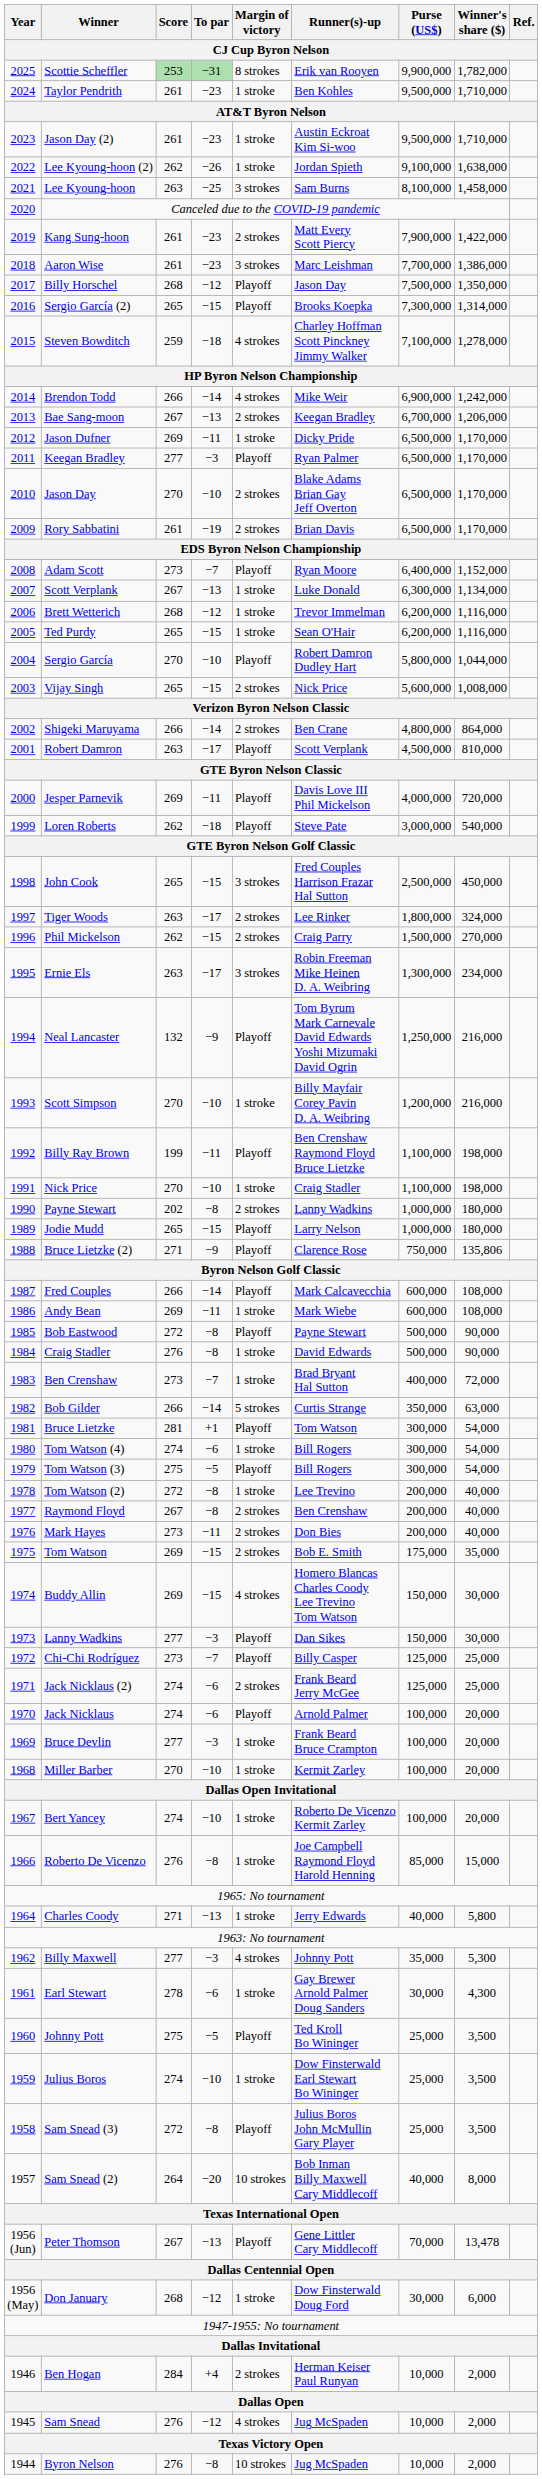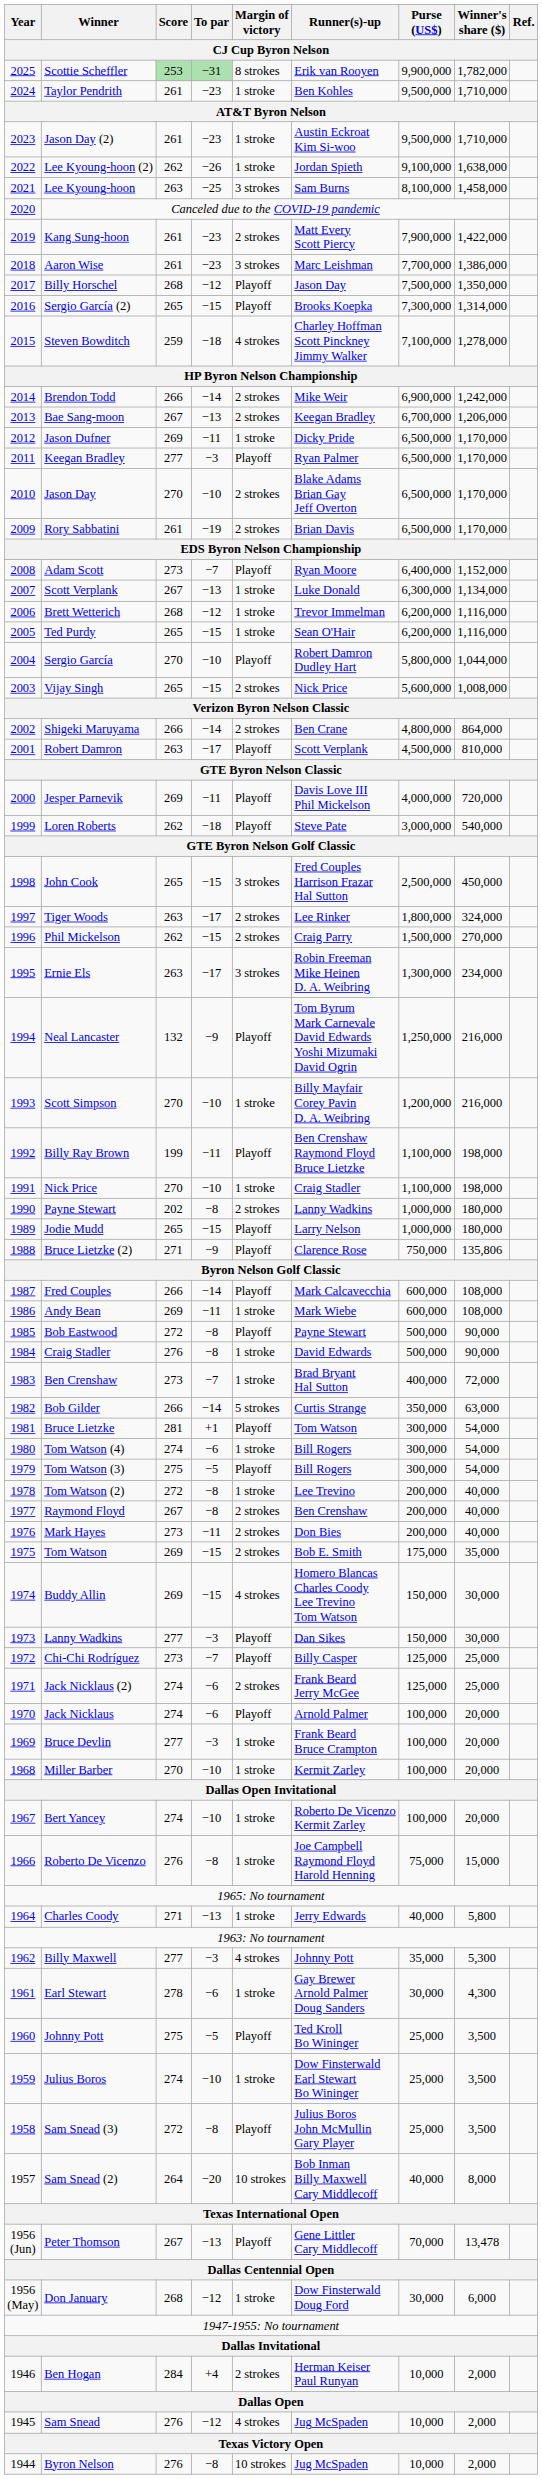(257, 397) 4 strokes -> (257, 397) 2 strokes
(426, 1861) 85,000 -> (426, 1861) 75,000
